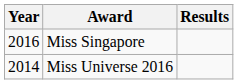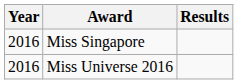(24, 66) 2014 -> (24, 66) 2016
